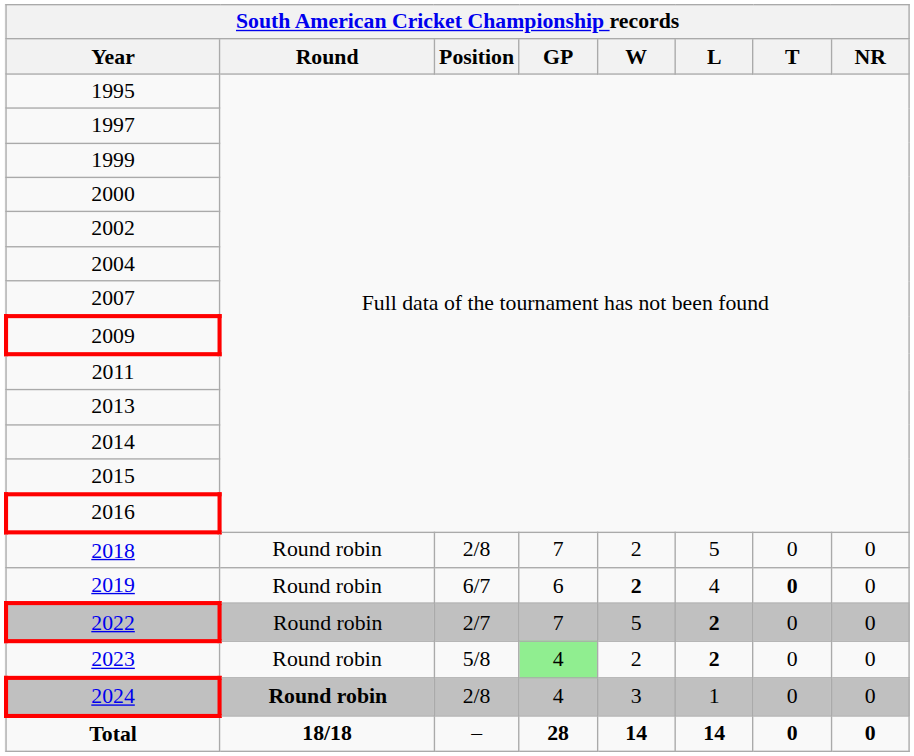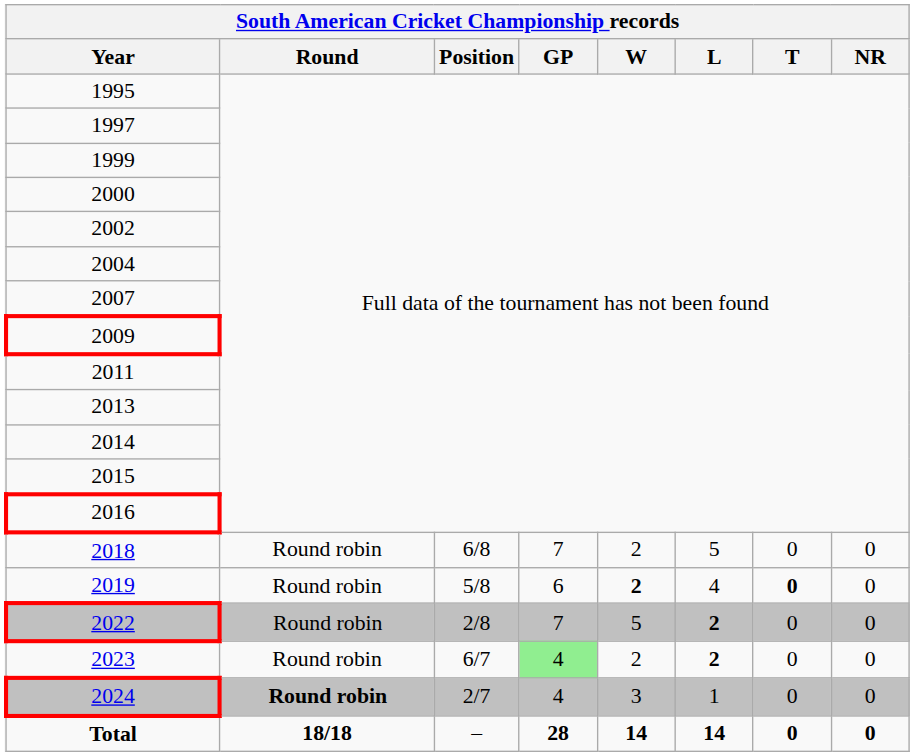(477, 549) 2/8 -> (477, 549) 6/8
(477, 585) 6/7 -> (477, 585) 5/8
(477, 622) 2/7 -> (477, 622) 2/8
(477, 659) 5/8 -> (477, 659) 6/7
(477, 696) 2/8 -> (477, 696) 2/7
